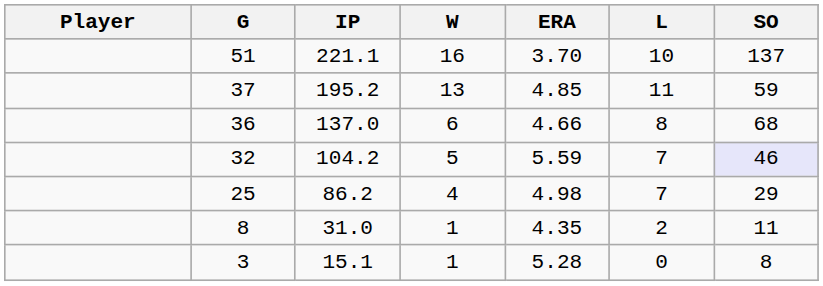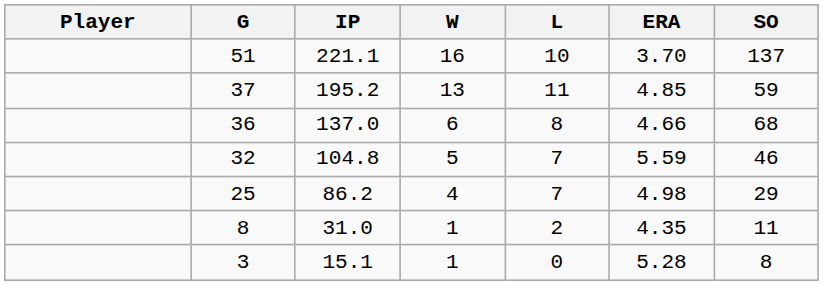columns swapped: (661, 22) <-> (557, 22)
(348, 159) 104.2 -> (348, 159) 104.8
(766, 159) lavender background -> (766, 159) no background
